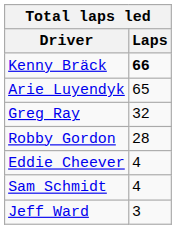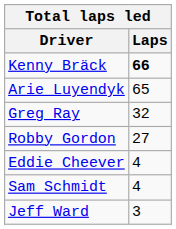(141, 139) 28 -> (141, 139) 27
